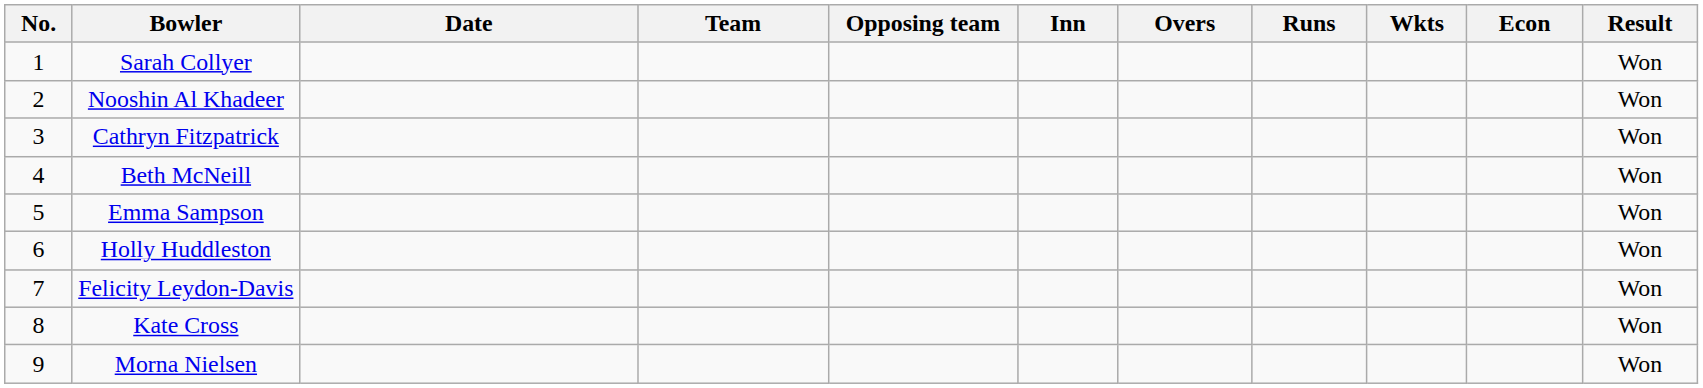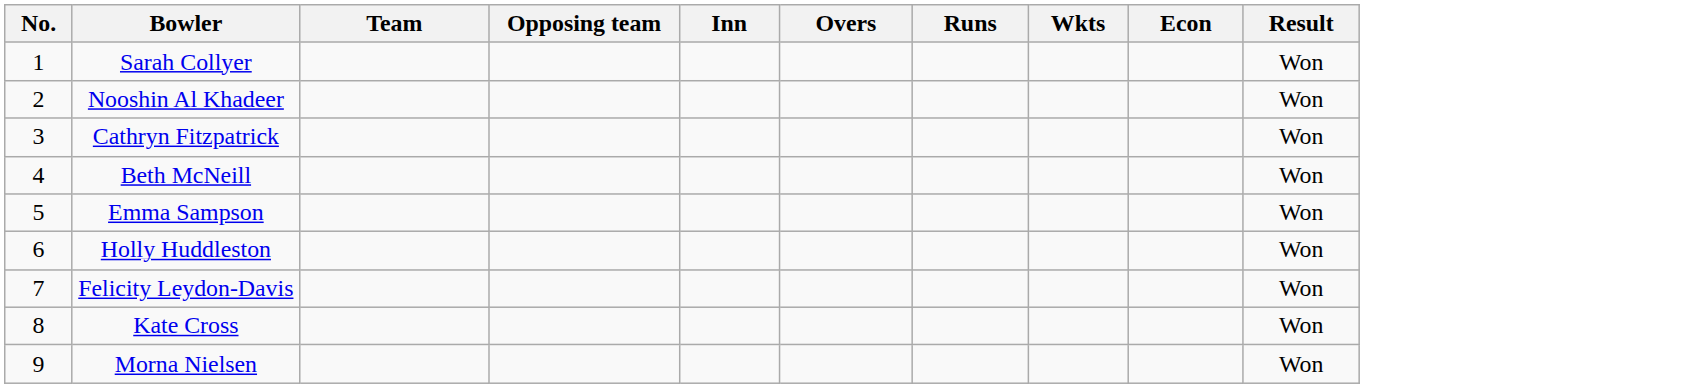- column: (469, 23)
